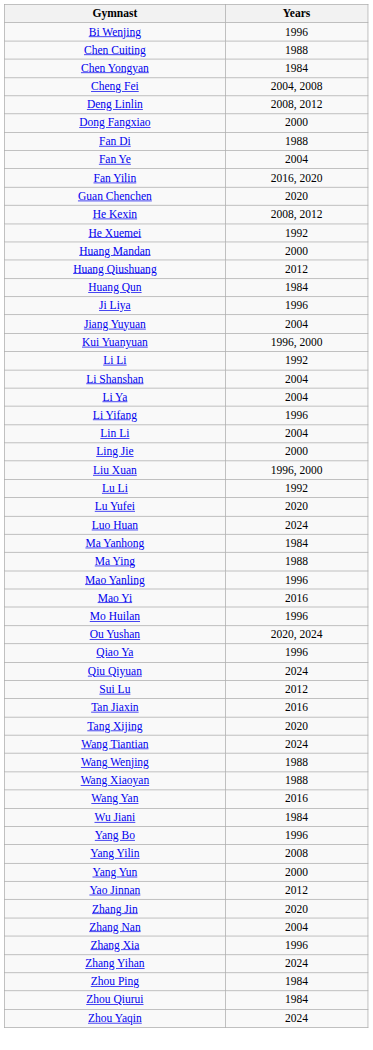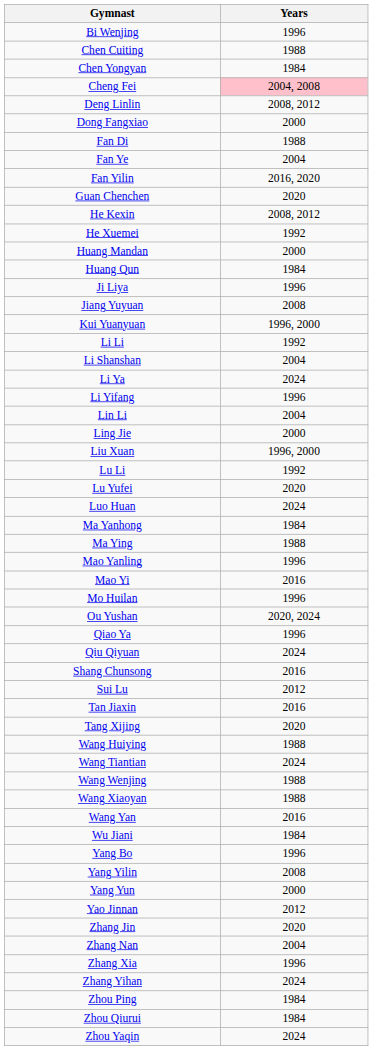(297, 86) no background -> (294, 86) pink background
- row: (115, 269)
(297, 324) 2004 -> (294, 305) 2008
(297, 397) 2004 -> (294, 379) 2024
+ row: (112, 671)
+ row: (112, 744)
